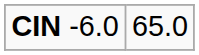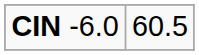(160, 26) 65.0 -> (160, 26) 60.5
